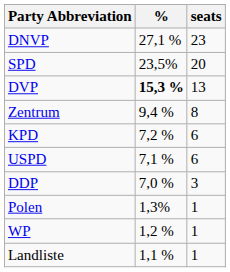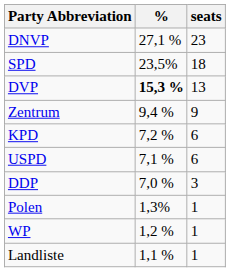(198, 64) 20 -> (198, 64) 18
(194, 111) 8 -> (194, 111) 9
